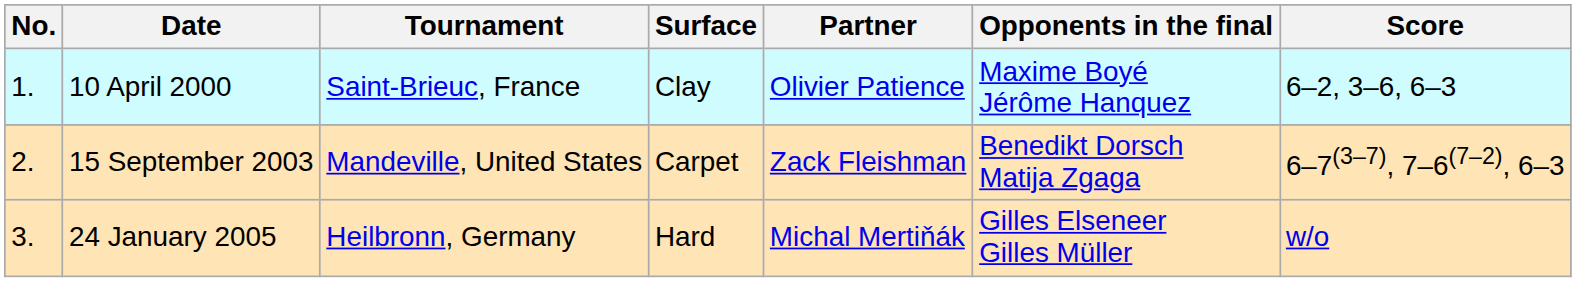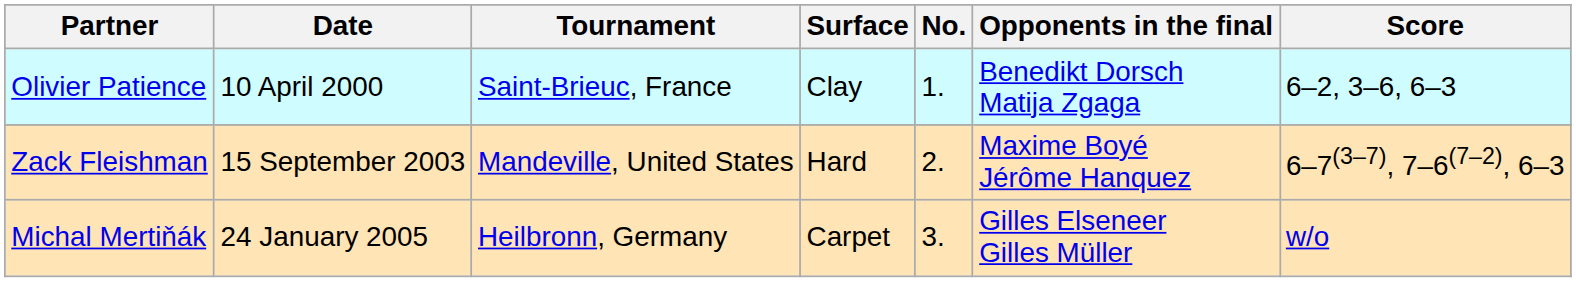columns swapped: (34, 26) <-> (868, 26)
(1085, 86) Maxime Boyé Jérôme Hanquez -> (1081, 86) Benedikt Dorsch Matija Zgaga
(697, 161) Carpet -> (837, 161) Hard
(1081, 161) Benedikt Dorsch Matija Zgaga -> (1085, 161) Maxime Boyé Jérôme Hanquez
(685, 237) Hard -> (848, 237) Carpet
